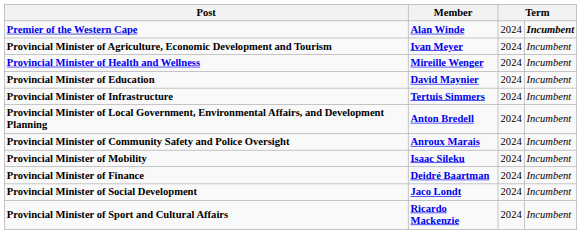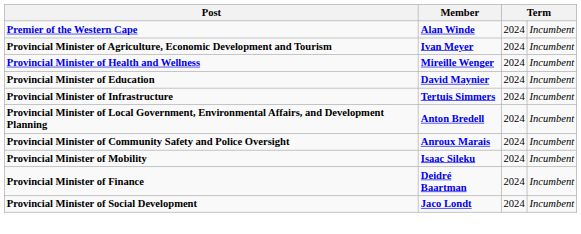(550, 29) bold -> (552, 29) normal
- row: (117, 214)
